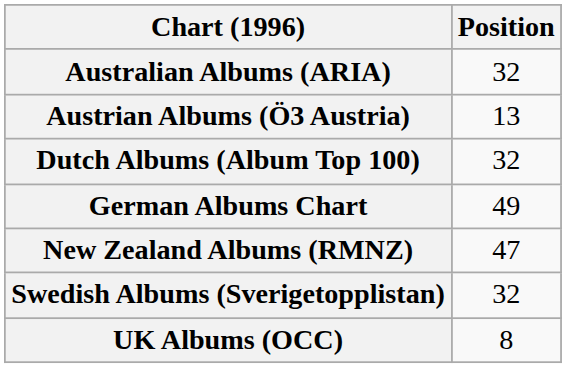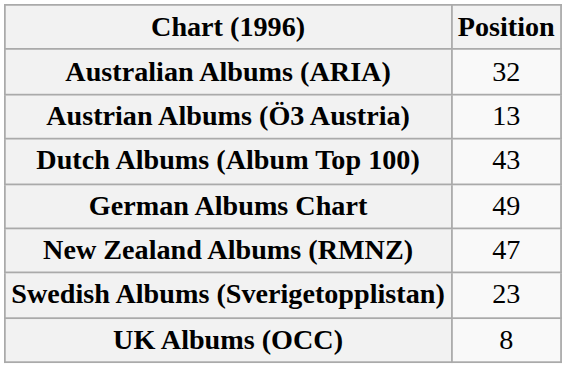(506, 160) 32 -> (506, 160) 43
(506, 294) 32 -> (506, 294) 23
